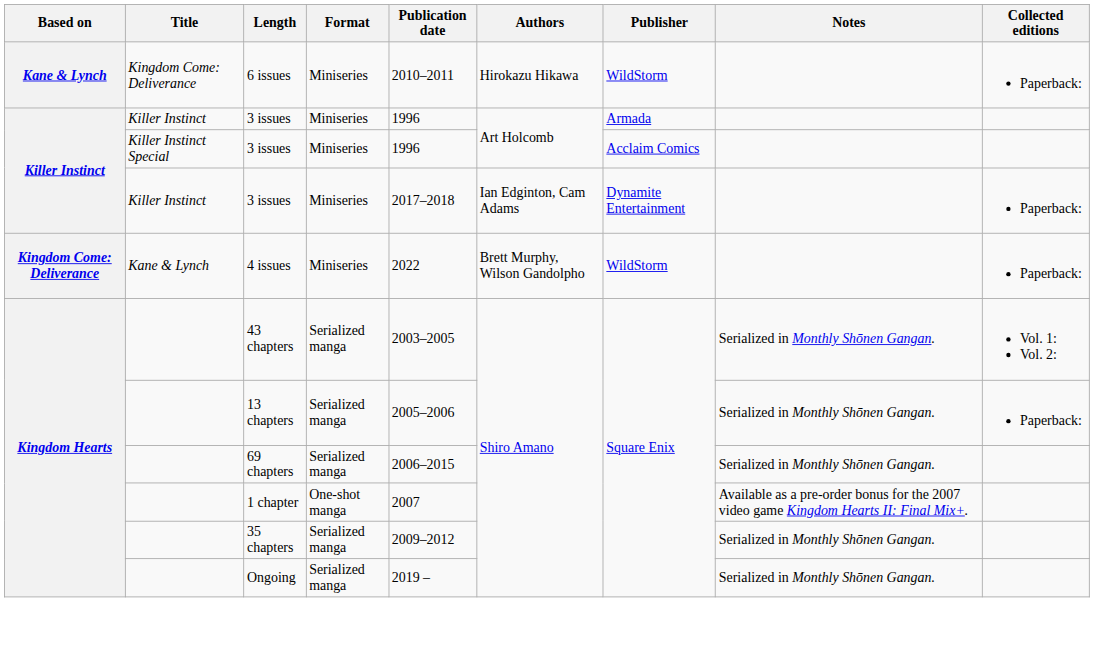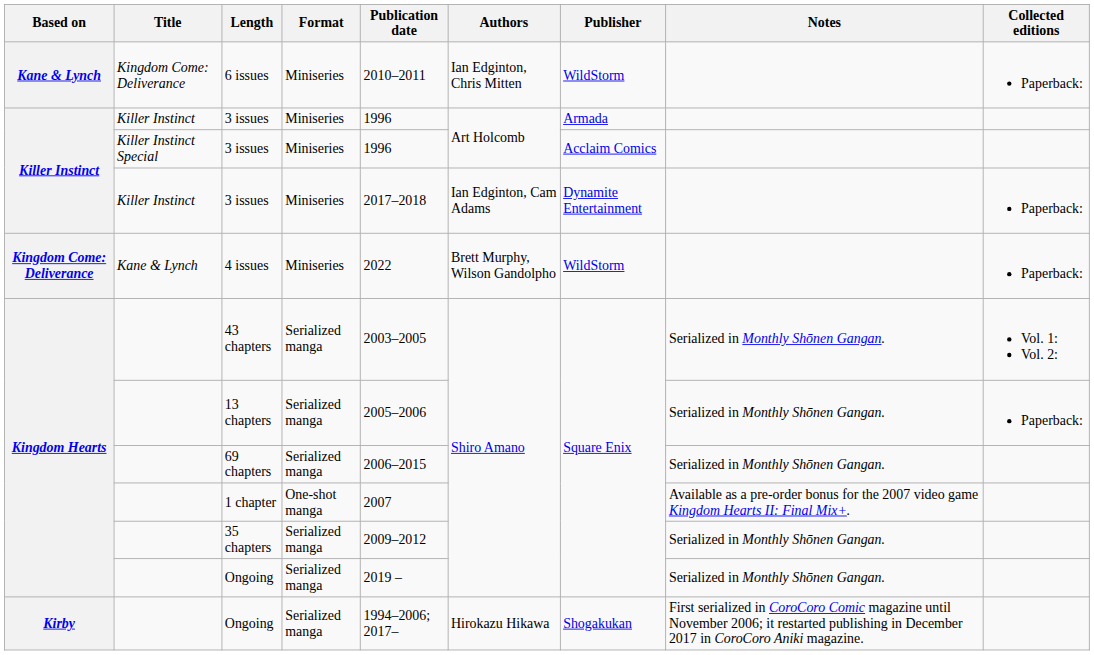(529, 75) Hirokazu Hikawa -> (489, 75) Ian Edginton, Chris Mitten
+ row: (59, 623)
